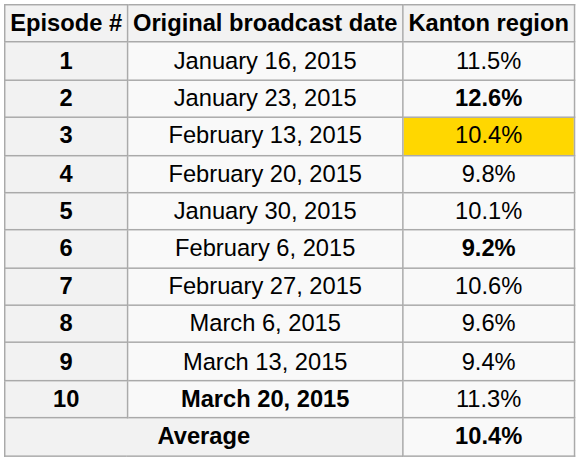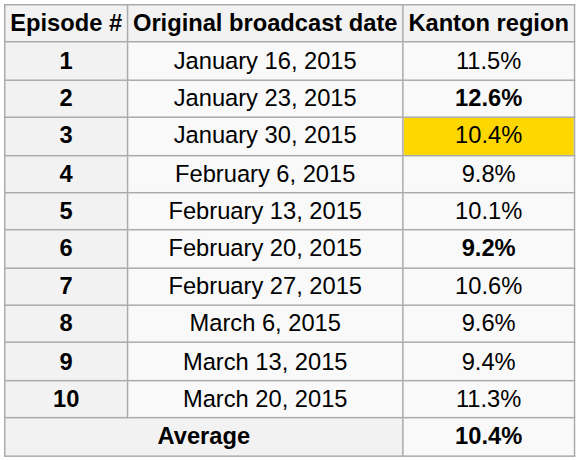(265, 135) February 13, 2015 -> (265, 135) January 30, 2015
(265, 173) February 20, 2015 -> (265, 173) February 6, 2015
(265, 211) January 30, 2015 -> (265, 211) February 13, 2015
(265, 248) February 6, 2015 -> (265, 248) February 20, 2015
(265, 398) bold -> (265, 398) normal
